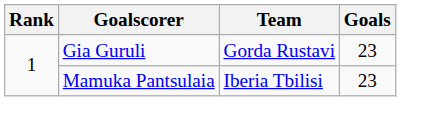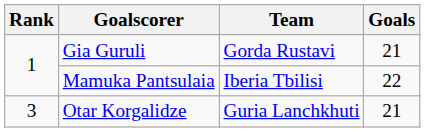(367, 50) 23 -> (392, 50) 21
(367, 80) 23 -> (392, 80) 22
+ row: (125, 111)
